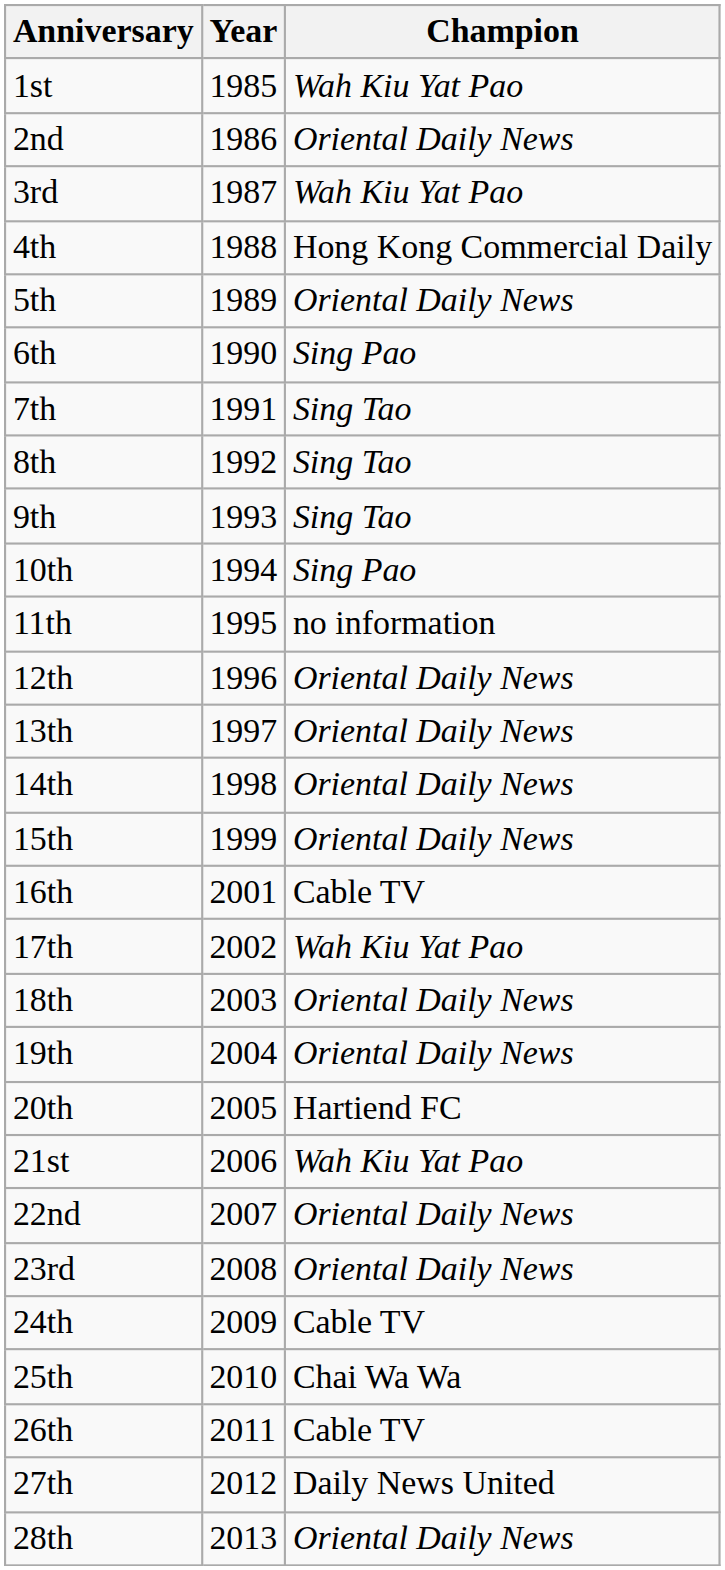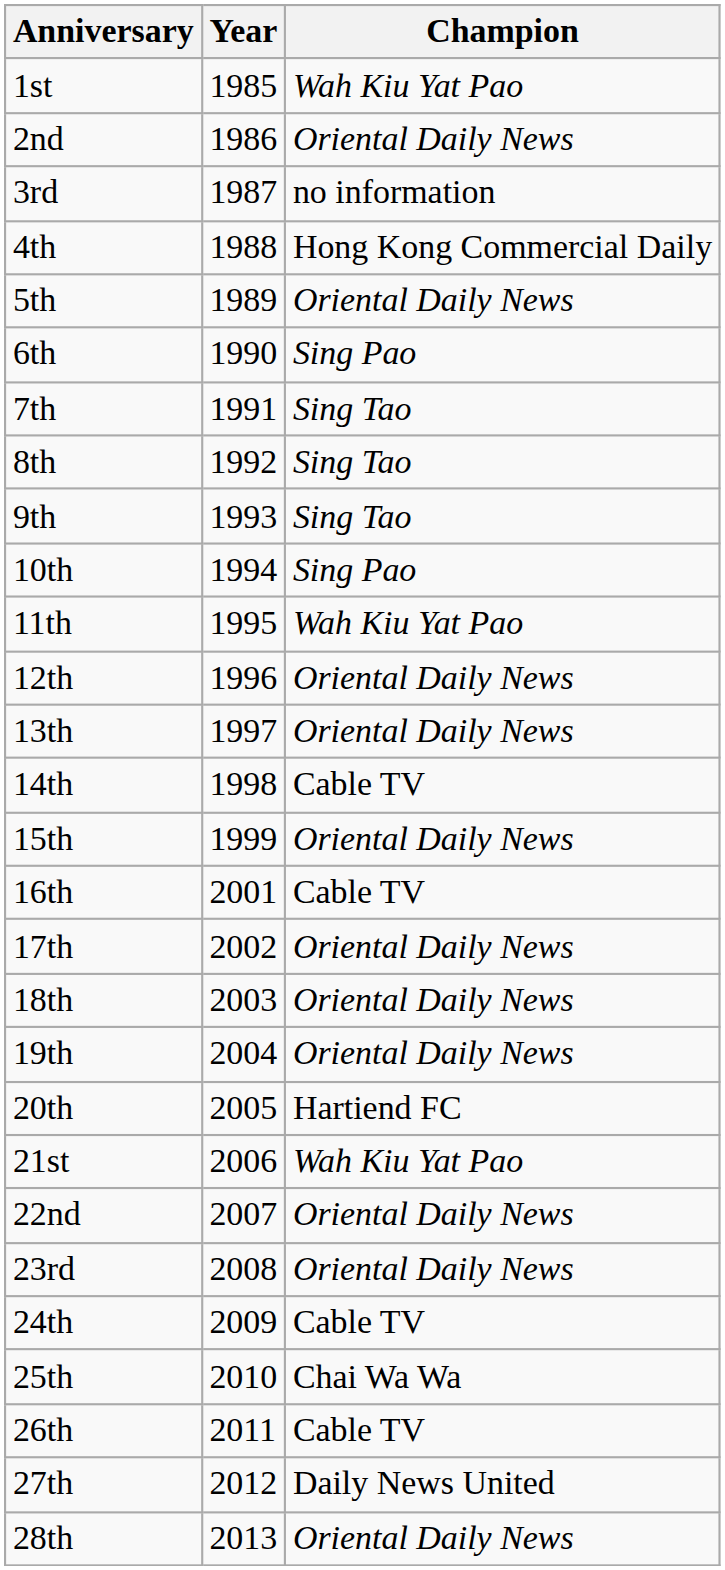(408, 192) Wah Kiu Yat Pao -> (394, 192) no information
(394, 623) no information -> (408, 623) Wah Kiu Yat Pao
(433, 784) Oriental Daily News -> (359, 784) Cable TV
(408, 945) Wah Kiu Yat Pao -> (433, 945) Oriental Daily News
